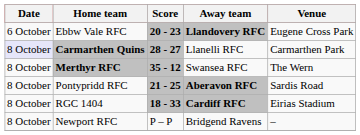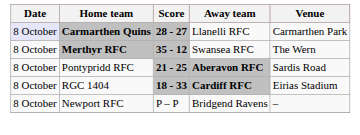- row: (91, 31)
